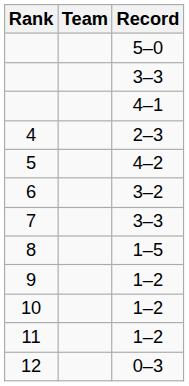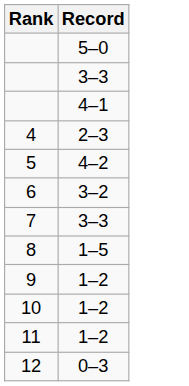- column: (85, 18)
